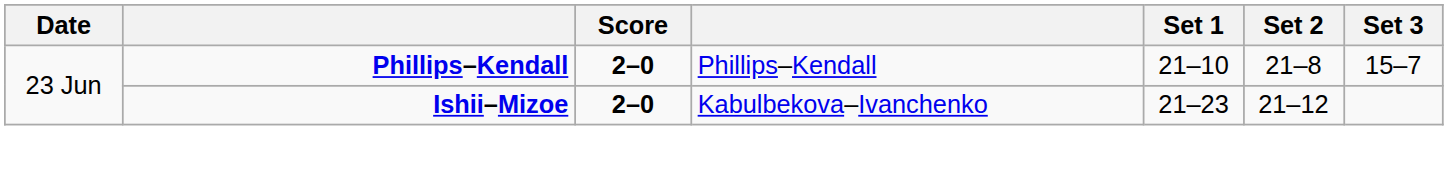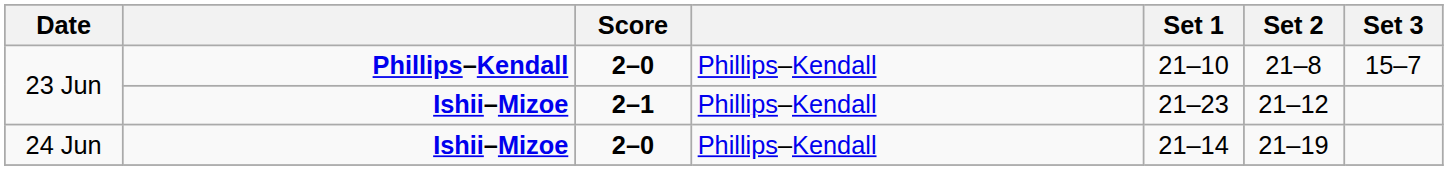(633, 105) 2–0 -> (633, 105) 2–1
(843, 105) Kabulbekova–Ivanchenko -> (787, 105) Phillips–Kendall
+ row: (64, 145)
